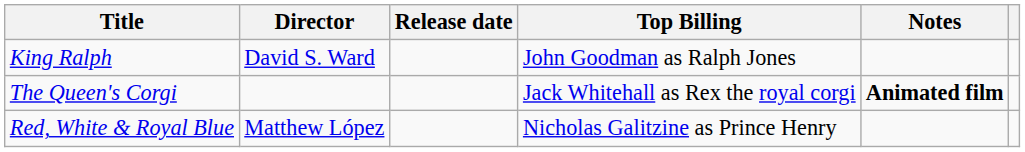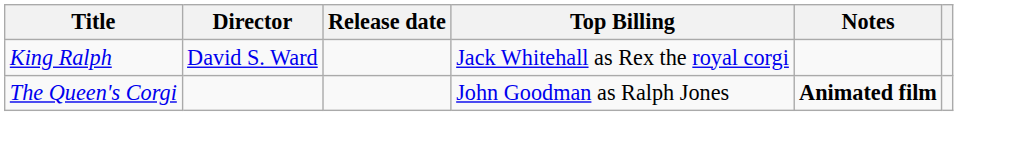(659, 57) John Goodman as Ralph Jones -> (623, 57) Jack Whitehall as Rex the royal corgi
(689, 92) Jack Whitehall as Rex the royal corgi -> (593, 92) John Goodman as Ralph Jones
- row: (122, 127)
